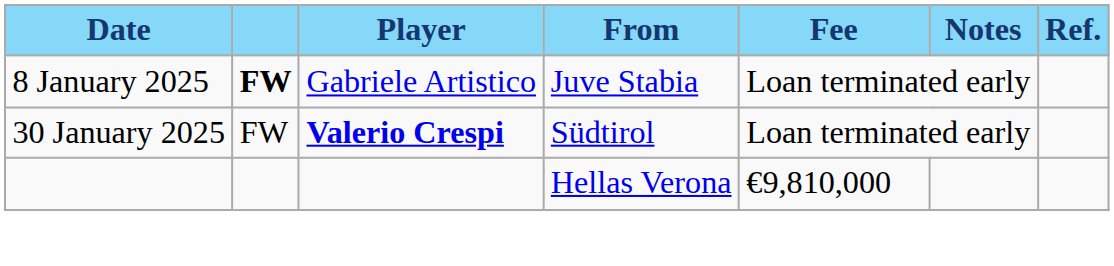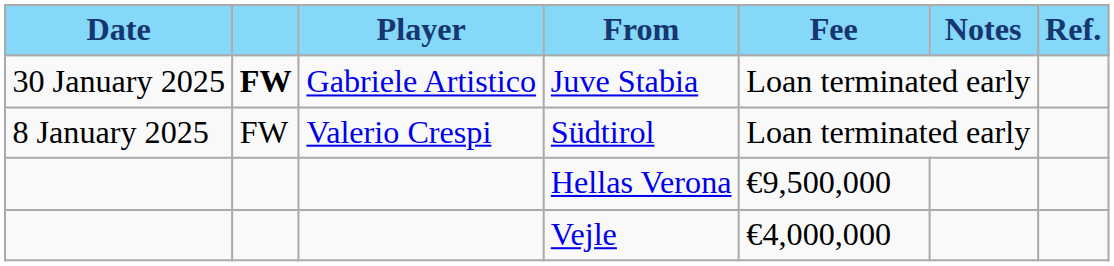(111, 81) 8 January 2025 -> (119, 81) 30 January 2025
(119, 132) 30 January 2025 -> (111, 132) 8 January 2025
(405, 132) bold -> (399, 132) normal
(819, 183) €9,810,000 -> (819, 183) €9,500,000
+ row: (584, 234)
